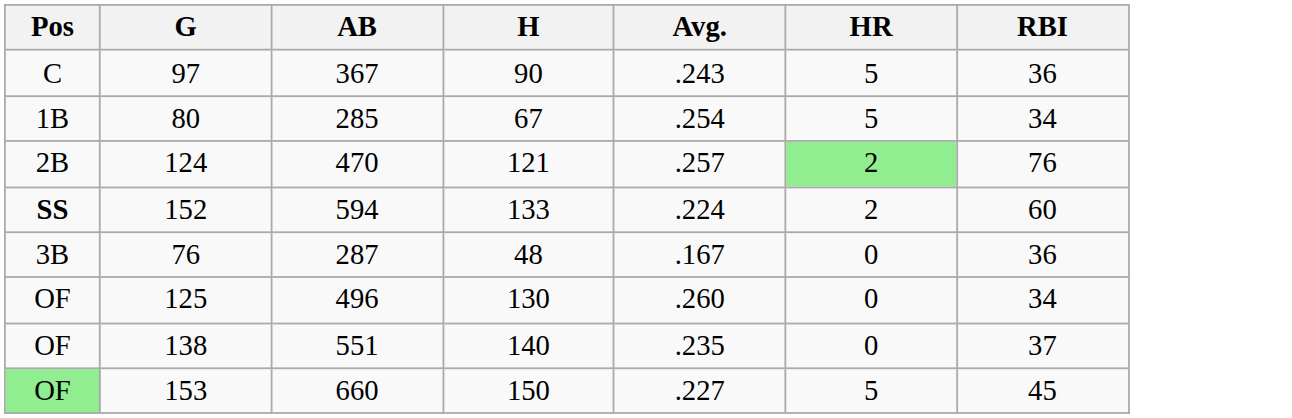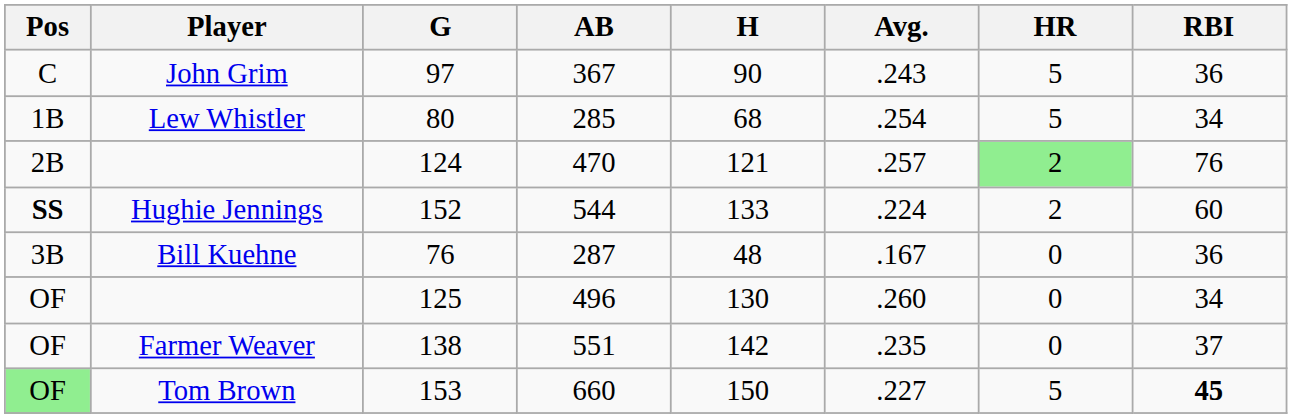+ column: (227, 27)
(528, 118) 67 -> (748, 118) 68
(357, 208) 594 -> (594, 208) 544
(528, 345) 140 -> (748, 345) 142
(1042, 390) normal -> (1209, 390) bold
